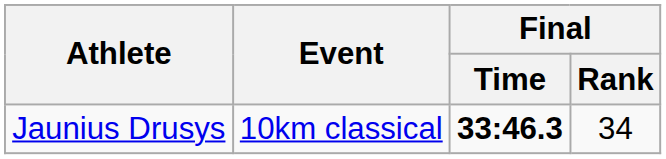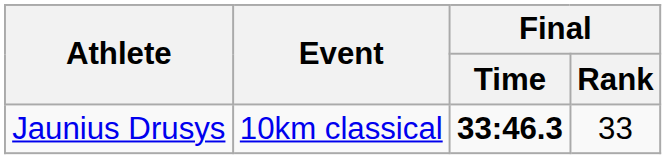(615, 128) 34 -> (615, 128) 33
